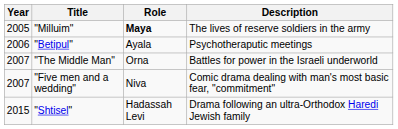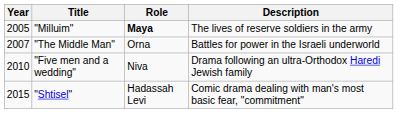- row: (53, 45)
(18, 83) 2007 -> (18, 67) 2010
(289, 83) Comic drama dealing with man's most basic fear, "commitment" -> (286, 67) Drama following an ultra-Orthodox Haredi Jewish family
(284, 111) Drama following an ultra-Orthodox Haredi Jewish family -> (278, 94) Comic drama dealing with man's most basic fear, "commitment"
